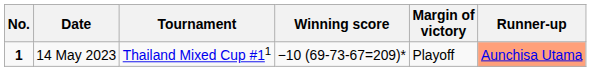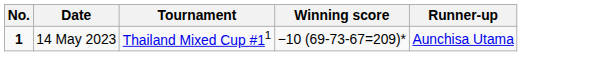- column: (444, 23)
(532, 54) lightsalmon background -> (463, 39) no background
